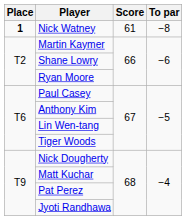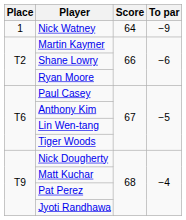(20, 28) bold -> (20, 28) normal
(130, 28) 61 -> (130, 28) 64
(164, 28) −8 -> (164, 28) −9
